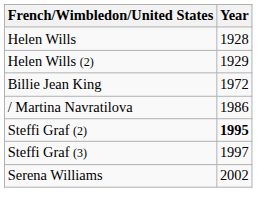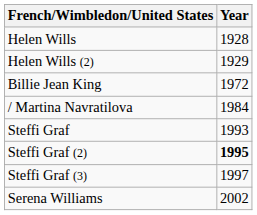(234, 107) 1986 -> (234, 107) 1984
+ row: (39, 130)
